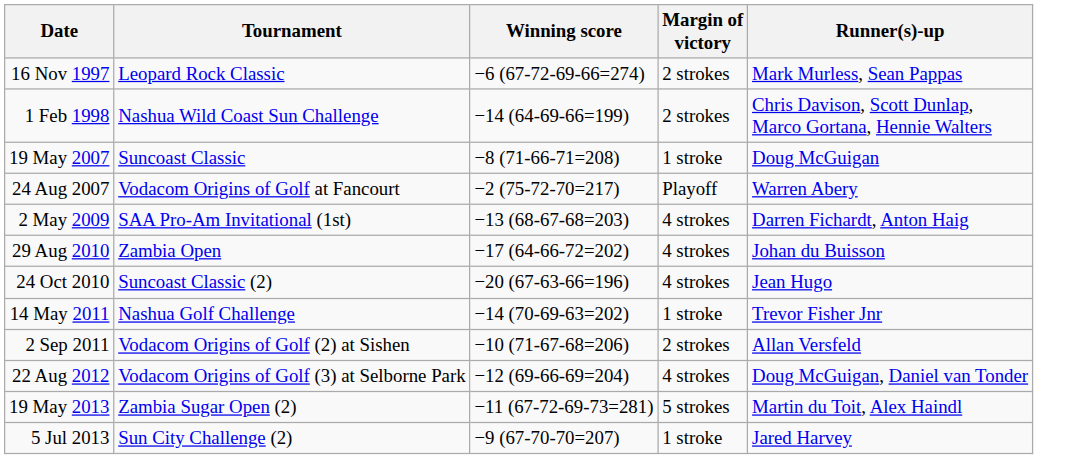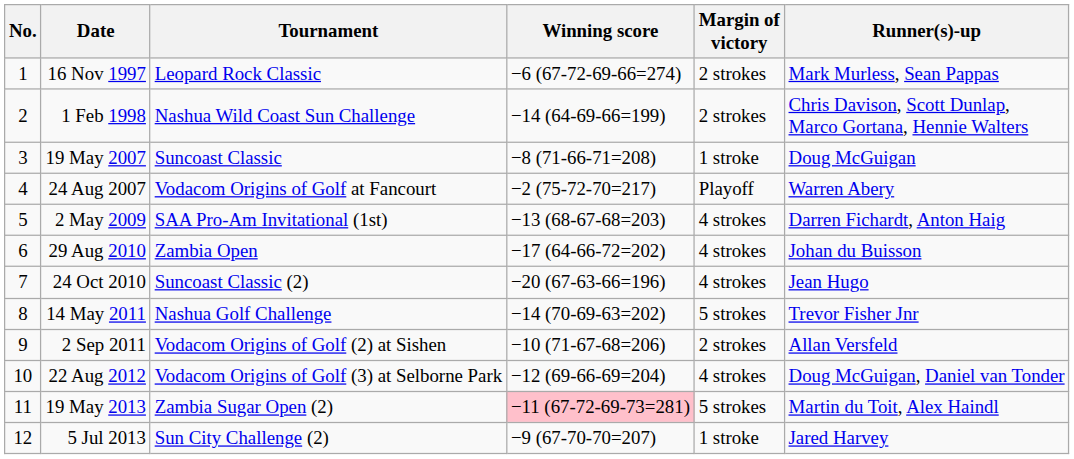+ column: (23, 31)
(692, 313) 1 stroke -> (732, 313) 5 strokes
(564, 406) no background -> (600, 406) pink background
